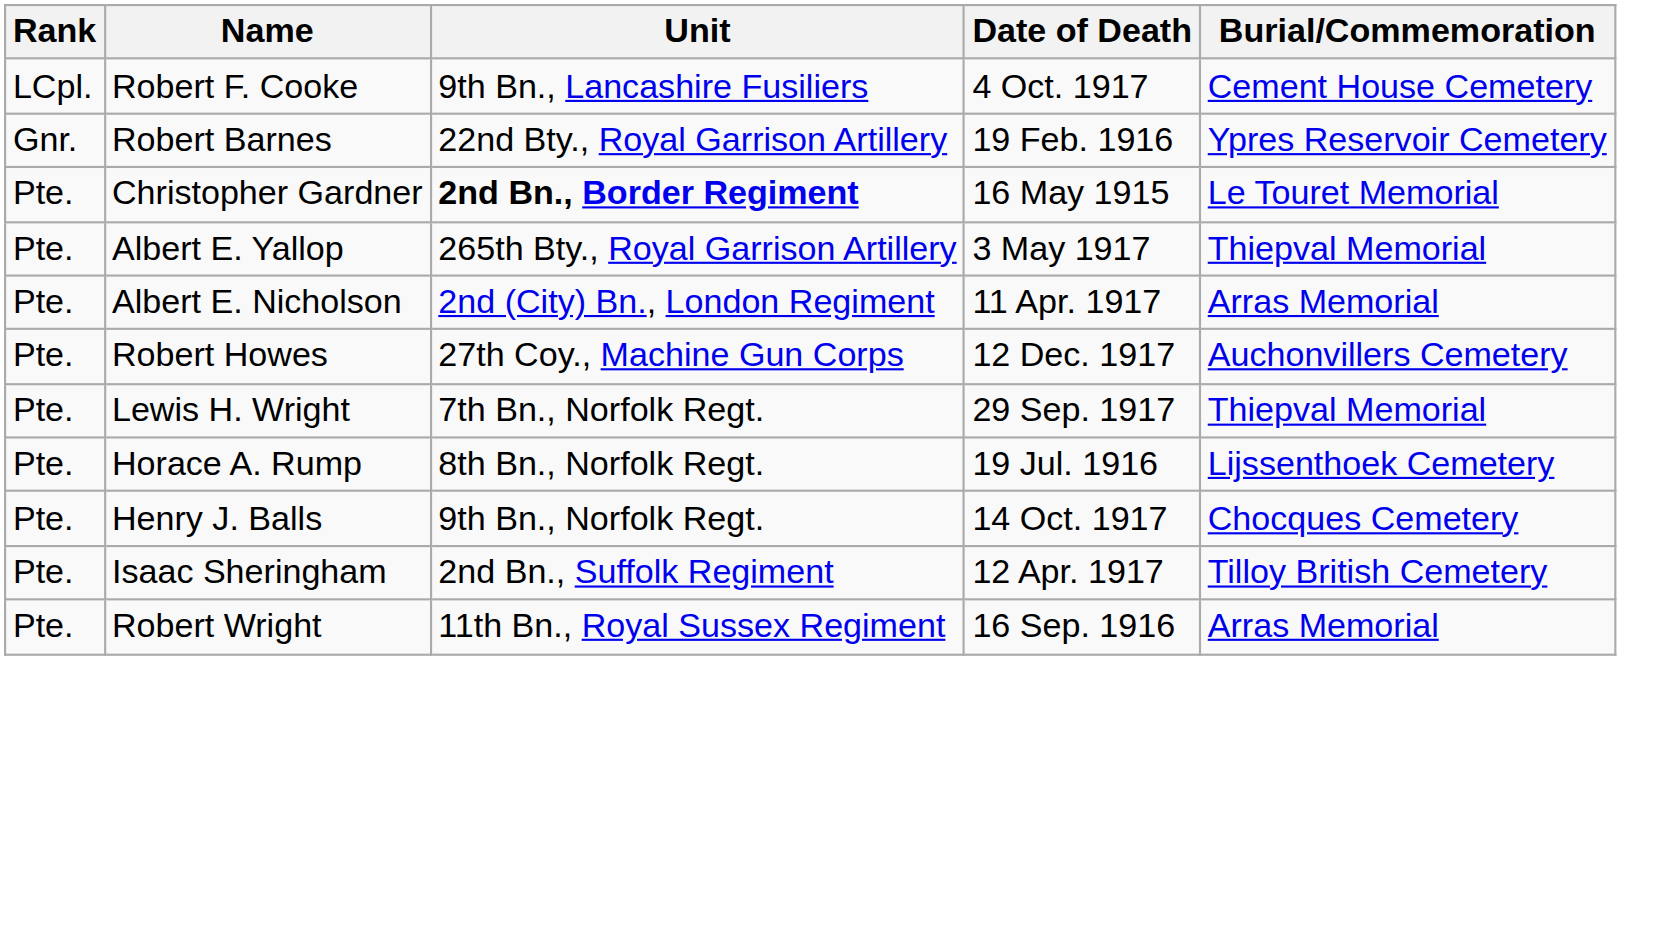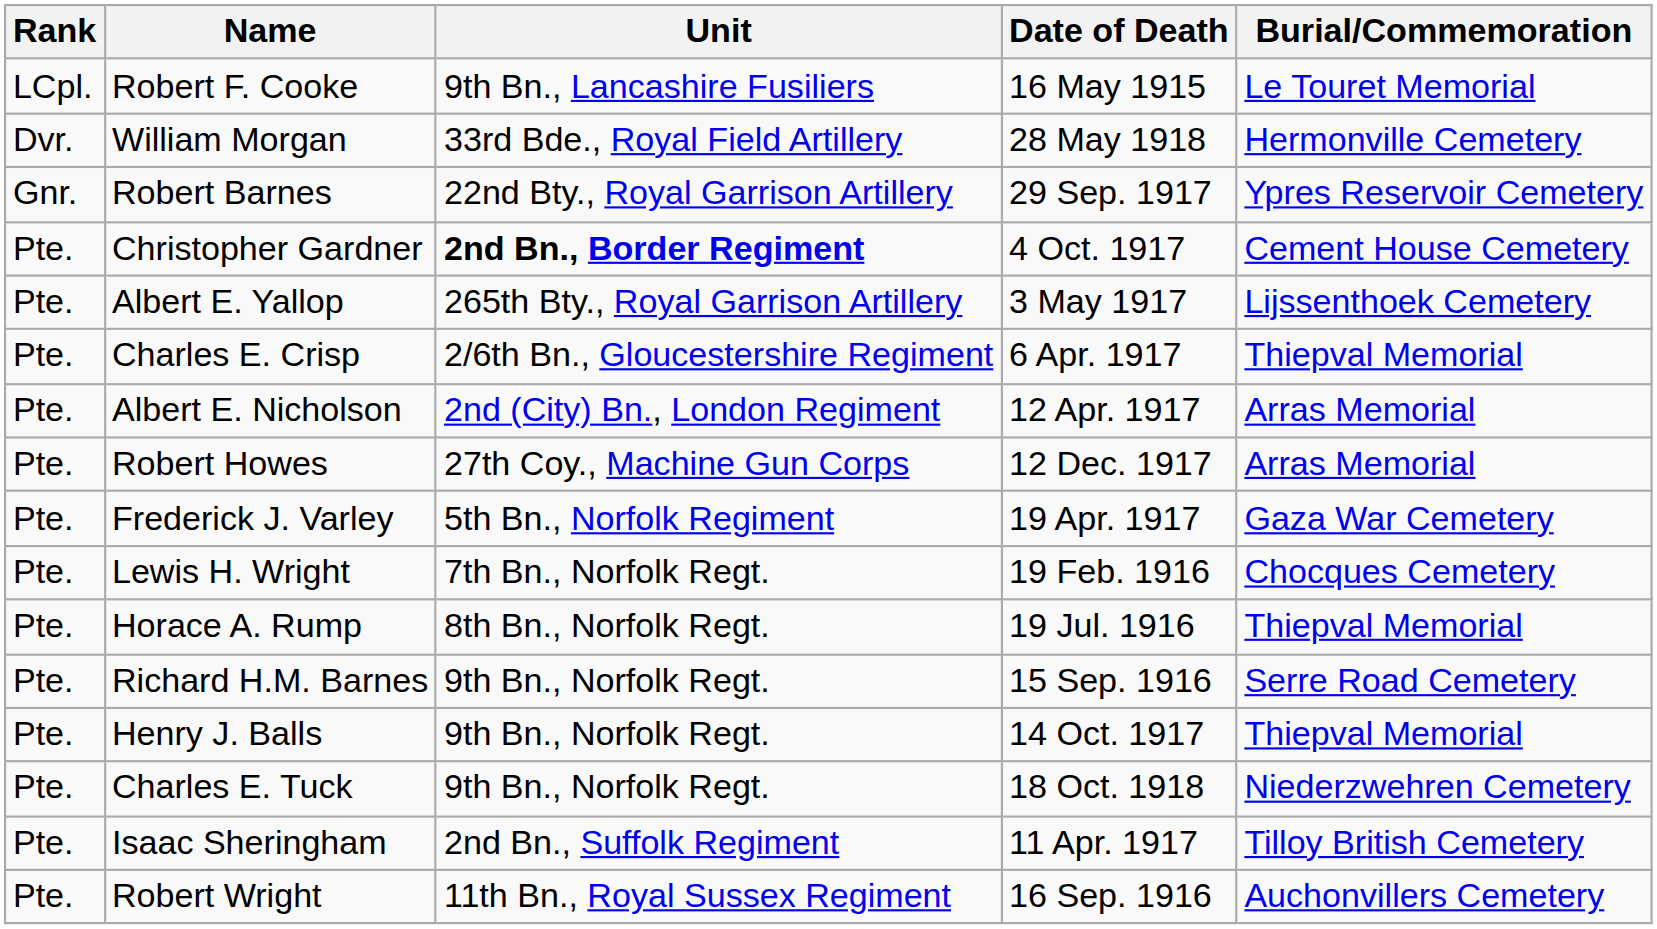(1060, 85) 4 Oct. 1917 -> (1108, 85) 16 May 1915
(1400, 85) Cement House Cemetery -> (1390, 85) Le Touret Memorial
+ row: (229, 139)
(1073, 139) 19 Feb. 1916 -> (1110, 193) 29 Sep. 1917
(1071, 193) 16 May 1915 -> (1097, 247) 4 Oct. 1917
(1353, 193) Le Touret Memorial -> (1437, 247) Cement House Cemetery
(1347, 247) Thiepval Memorial -> (1418, 301) Lijssenthoek Cemetery
+ row: (236, 355)
(1067, 301) 11 Apr. 1917 -> (1105, 409) 12 Apr. 1917
(1388, 355) Auchonvillers Cemetery -> (1360, 463) Arras Memorial
+ row: (253, 517)
(1074, 409) 29 Sep. 1917 -> (1109, 572) 19 Feb. 1916
(1347, 409) Thiepval Memorial -> (1400, 572) Chocques Cemetery
(1381, 463) Lijssenthoek Cemetery -> (1384, 626) Thiepval Memorial
+ row: (270, 680)
(1363, 517) Chocques Cemetery -> (1384, 734) Thiepval Memorial
+ row: (232, 788)
(1068, 572) 12 Apr. 1917 -> (1103, 842) 11 Apr. 1917
(1323, 626) Arras Memorial -> (1424, 896) Auchonvillers Cemetery
